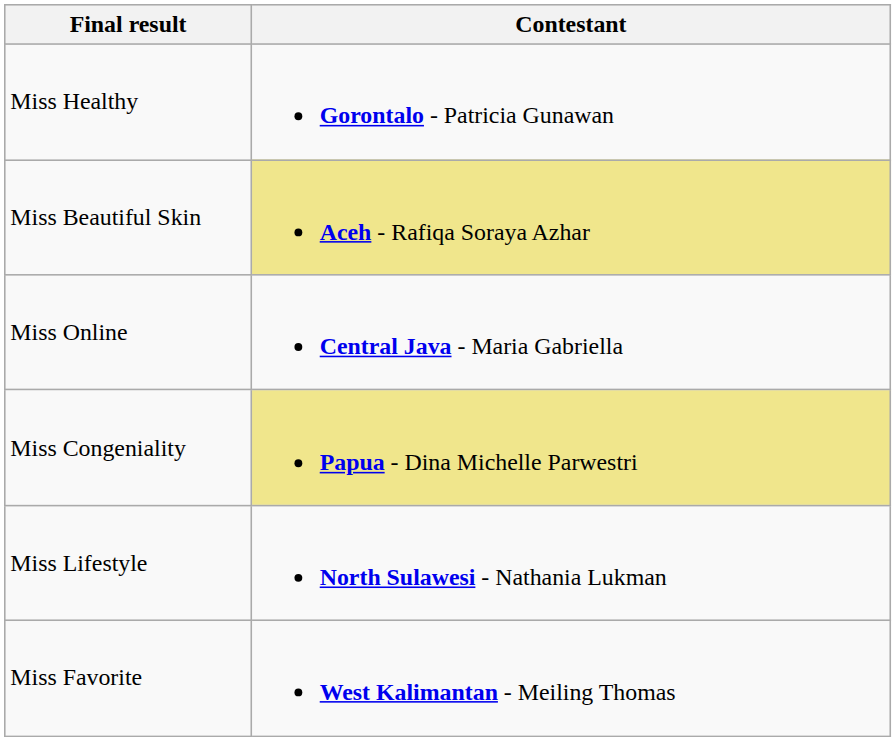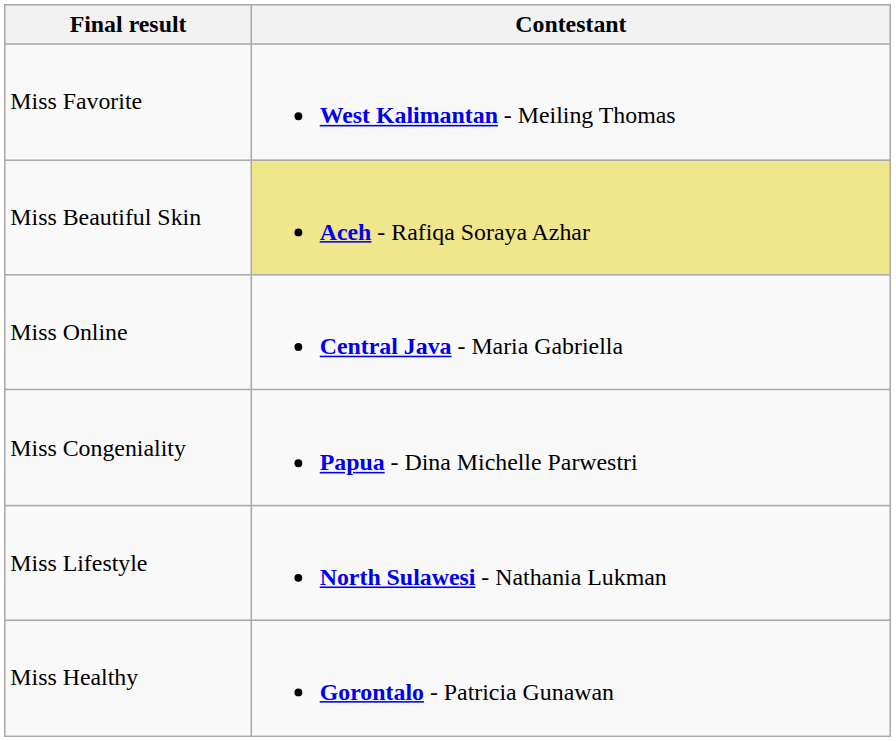rows swapped: (74, 101) <-> (76, 678)
(571, 462) khaki background -> (571, 462) no background
